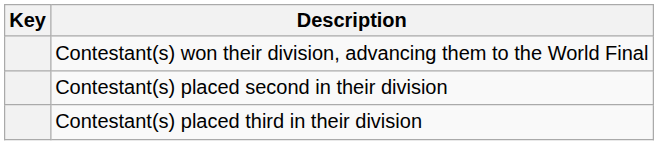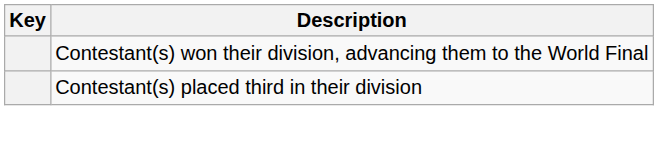- row: (251, 87)
